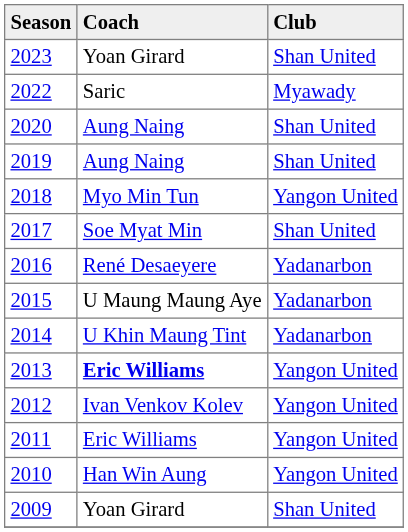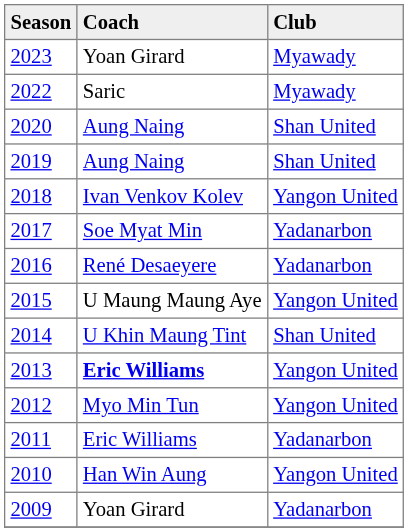(324, 56) Shan United -> (314, 56) Myawady
(141, 196) Myo Min Tun -> (163, 196) Ivan Venkov Kolev
(324, 230) Shan United -> (323, 230) Yadanarbon
(323, 300) Yadanarbon -> (335, 300) Yangon United
(323, 335) Yadanarbon -> (324, 335) Shan United
(163, 405) Ivan Venkov Kolev -> (141, 405) Myo Min Tun
(335, 439) Yangon United -> (323, 439) Yadanarbon
(324, 509) Shan United -> (323, 509) Yadanarbon
